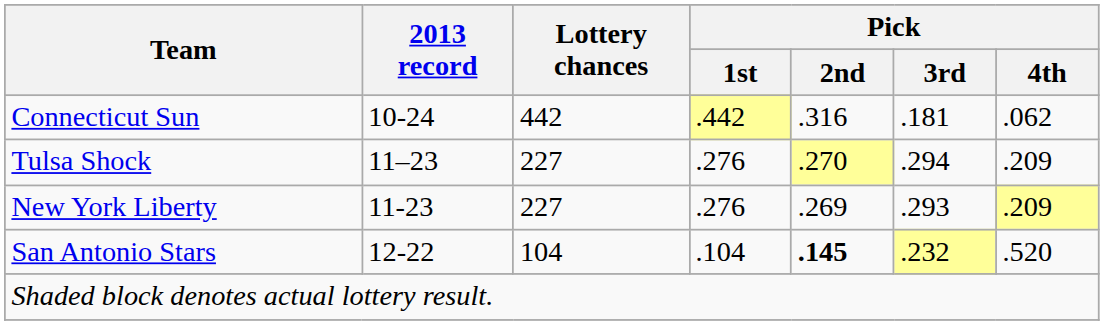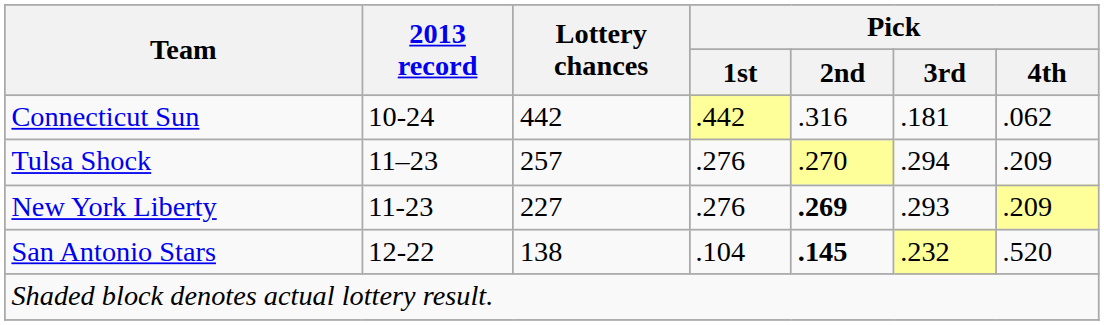(541, 161) 227 -> (541, 161) 257
(823, 206) normal -> (823, 206) bold
(541, 251) 104 -> (541, 251) 138
